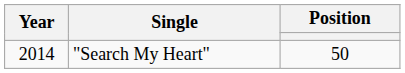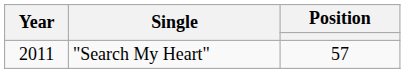(37, 54) 2014 -> (37, 54) 2011
(340, 54) 50 -> (340, 54) 57
